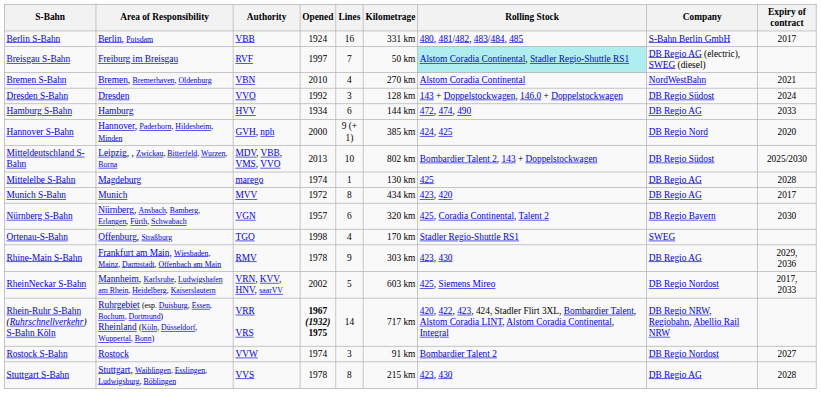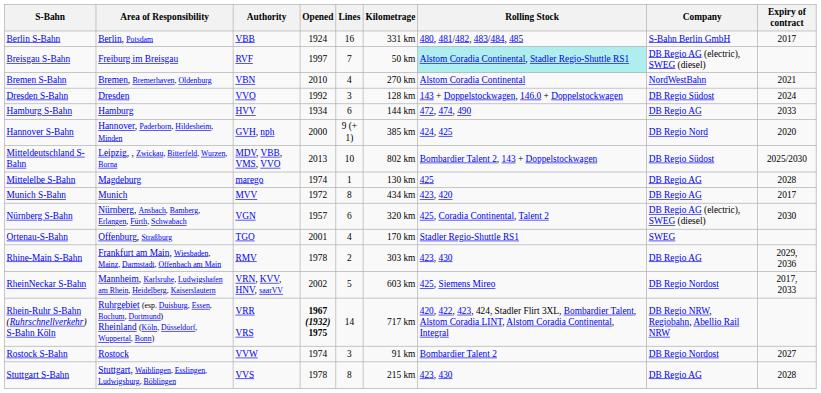(682, 216) DB Regio Bayern -> (694, 216) DB Regio AG (electric), SWEG (diesel)
(318, 237) 1998 -> (318, 237) 2001
(349, 258) 9 -> (349, 258) 2
